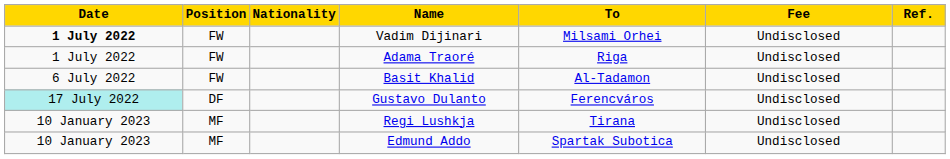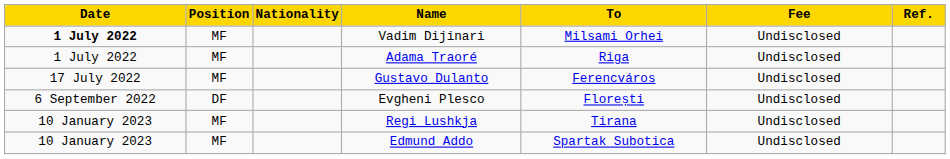(216, 36) FW -> (219, 36) MF
(216, 57) FW -> (219, 57) MF
- row: (429, 79)
(94, 100) paleturquoise background -> (95, 79) no background
(216, 100) DF -> (219, 79) MF
+ row: (432, 100)
